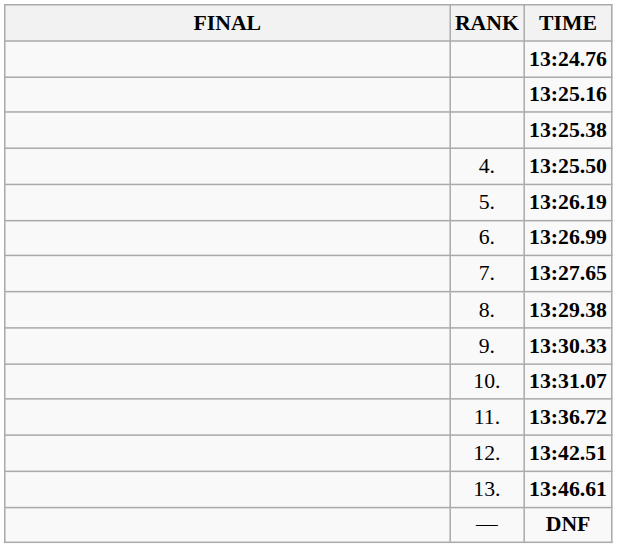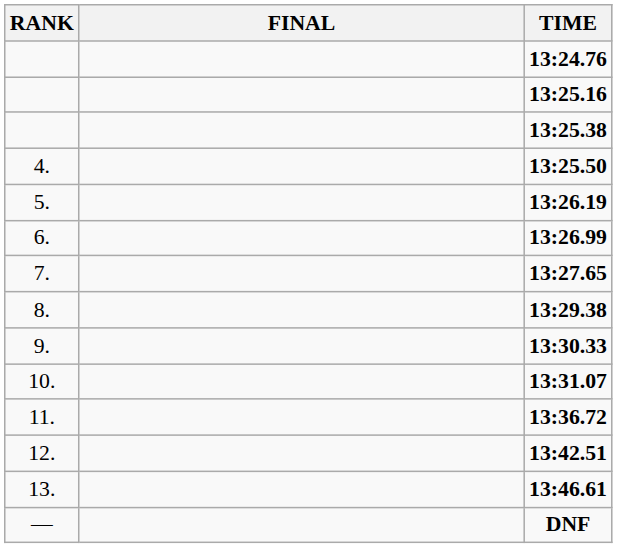columns swapped: (487, 22) <-> (227, 22)
